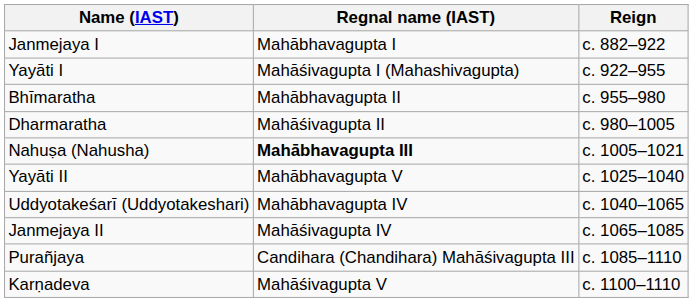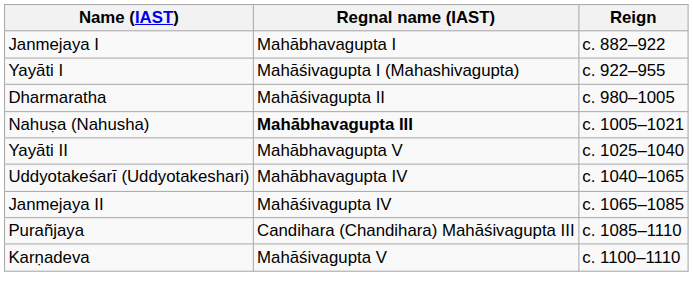- row: (52, 97)
